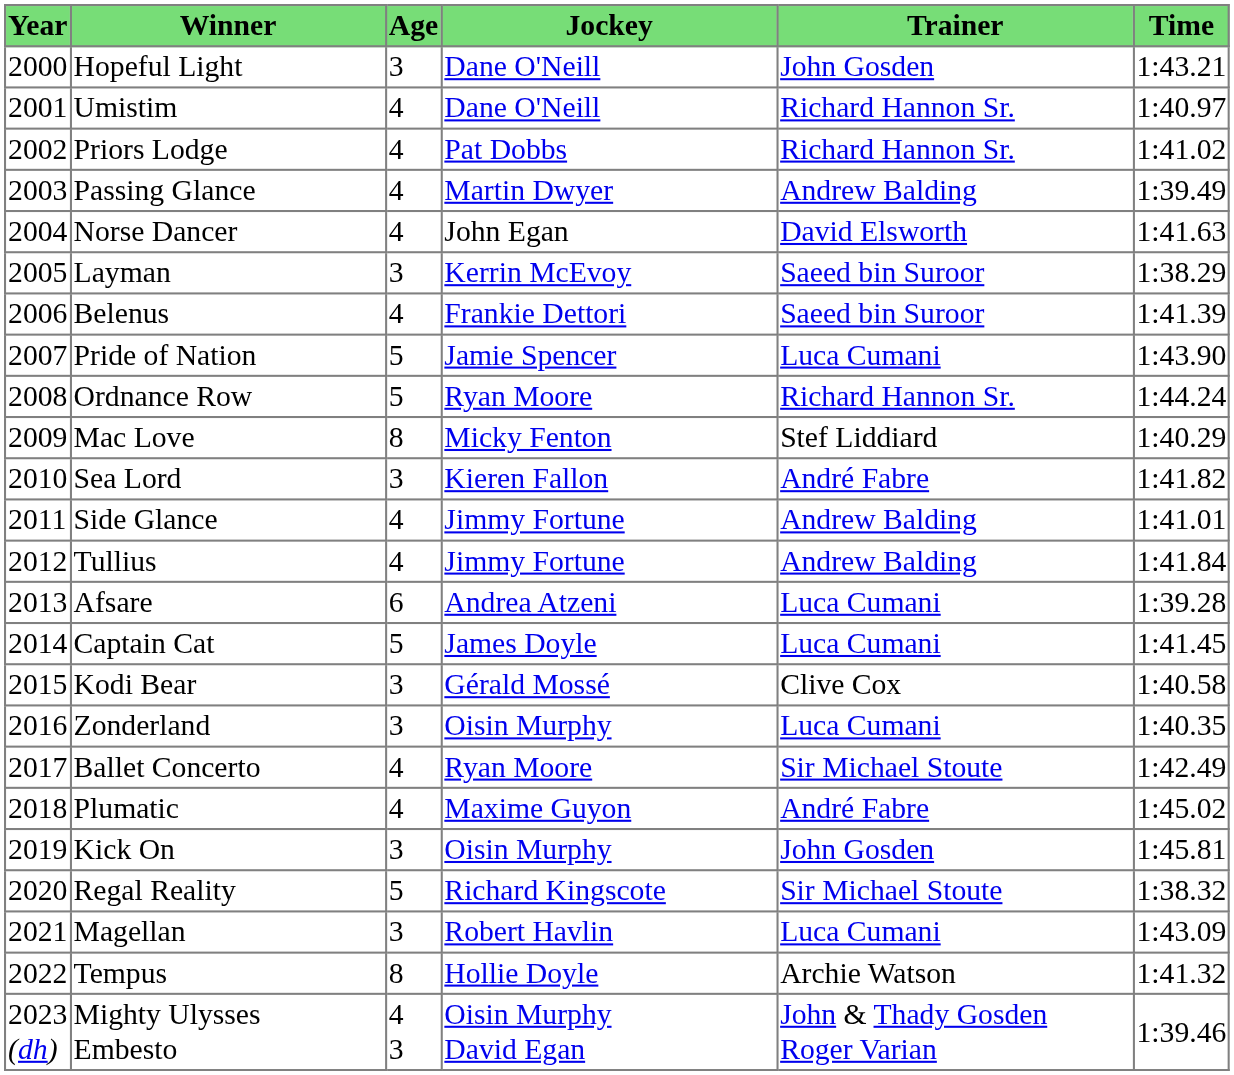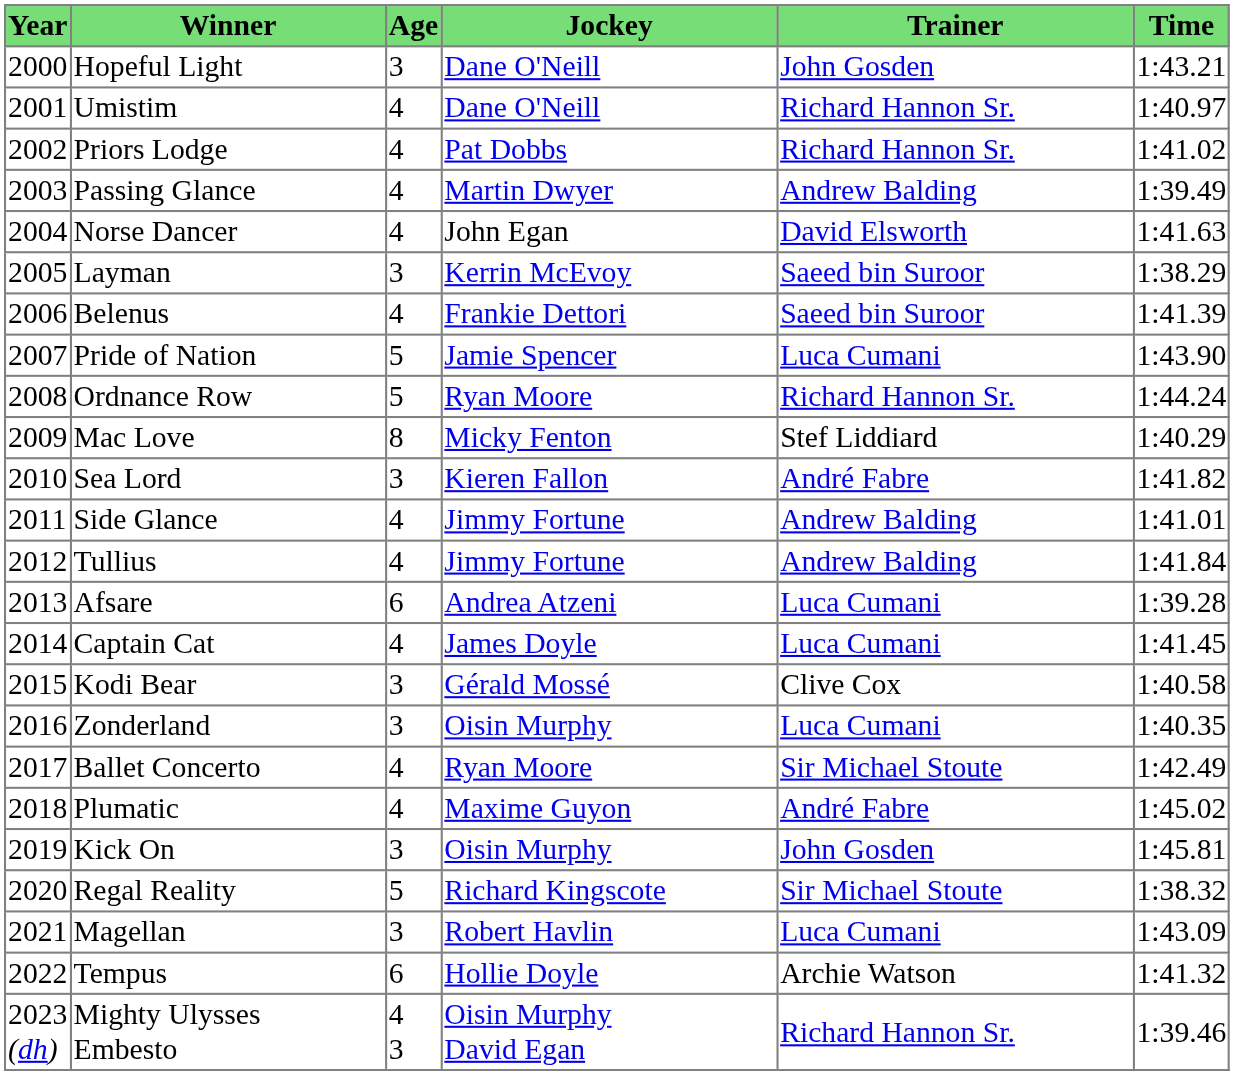(396, 643) 5 -> (396, 643) 4
(396, 972) 8 -> (396, 972) 6
(914, 1031) John & Thady Gosden Roger Varian -> (897, 1031) Richard Hannon Sr.
